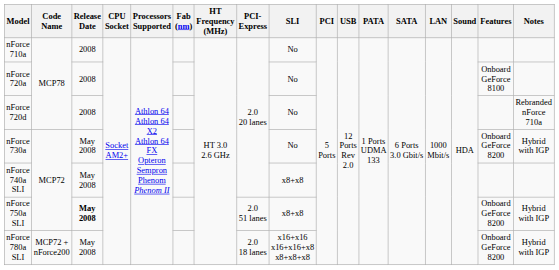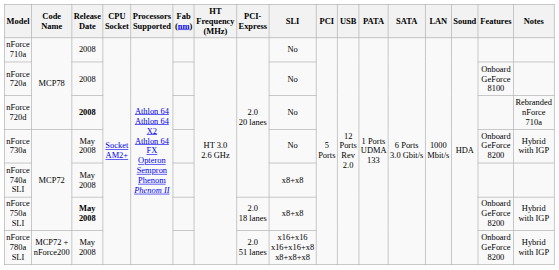(87, 112) normal -> (87, 112) bold
(253, 213) 2.0 51 lanes -> (253, 213) 2.0 18 lanes
(253, 247) 2.0 18 lanes -> (253, 247) 2.0 51 lanes
